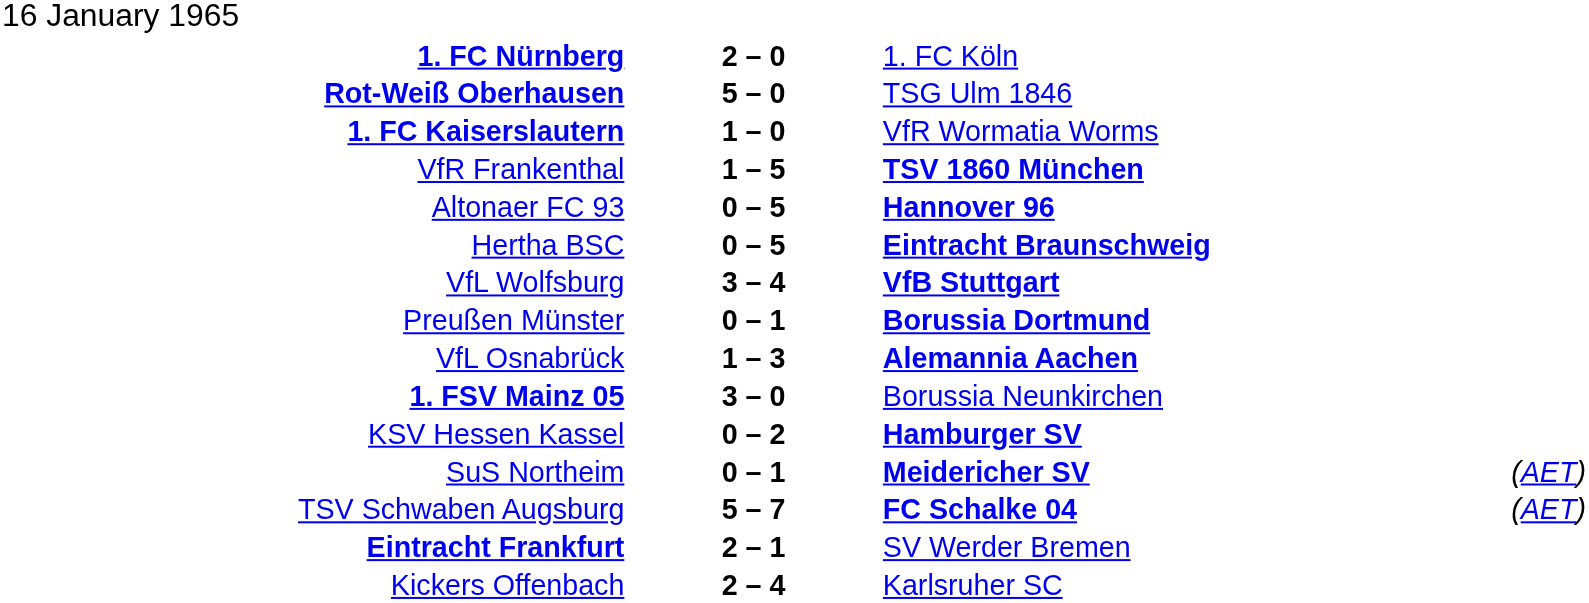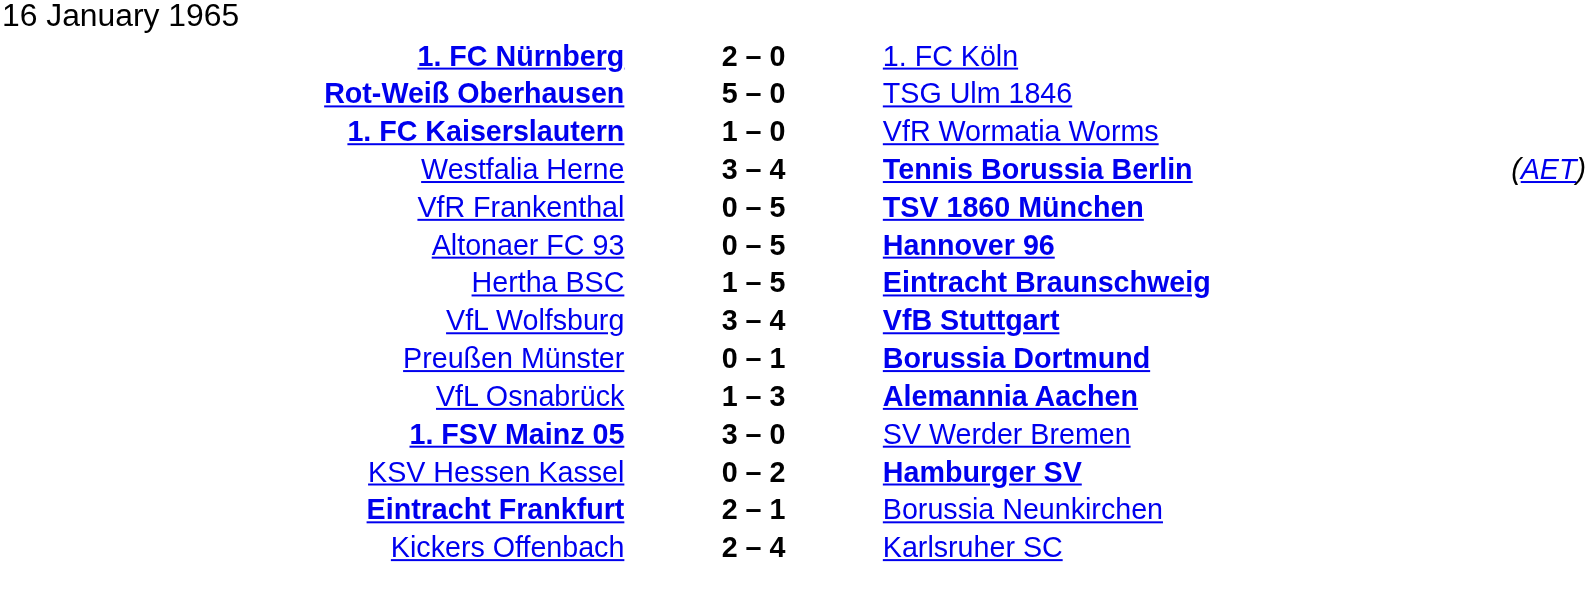+ row: (523, 169)
(754, 169) 1 – 5 -> (754, 207) 0 – 5
(754, 245) 0 – 5 -> (754, 283) 1 – 5
(1023, 396) Borussia Neunkirchen -> (1007, 434) SV Werder Bremen
- row: (535, 472)
- row: (461, 509)
(1007, 547) SV Werder Bremen -> (1023, 509) Borussia Neunkirchen
